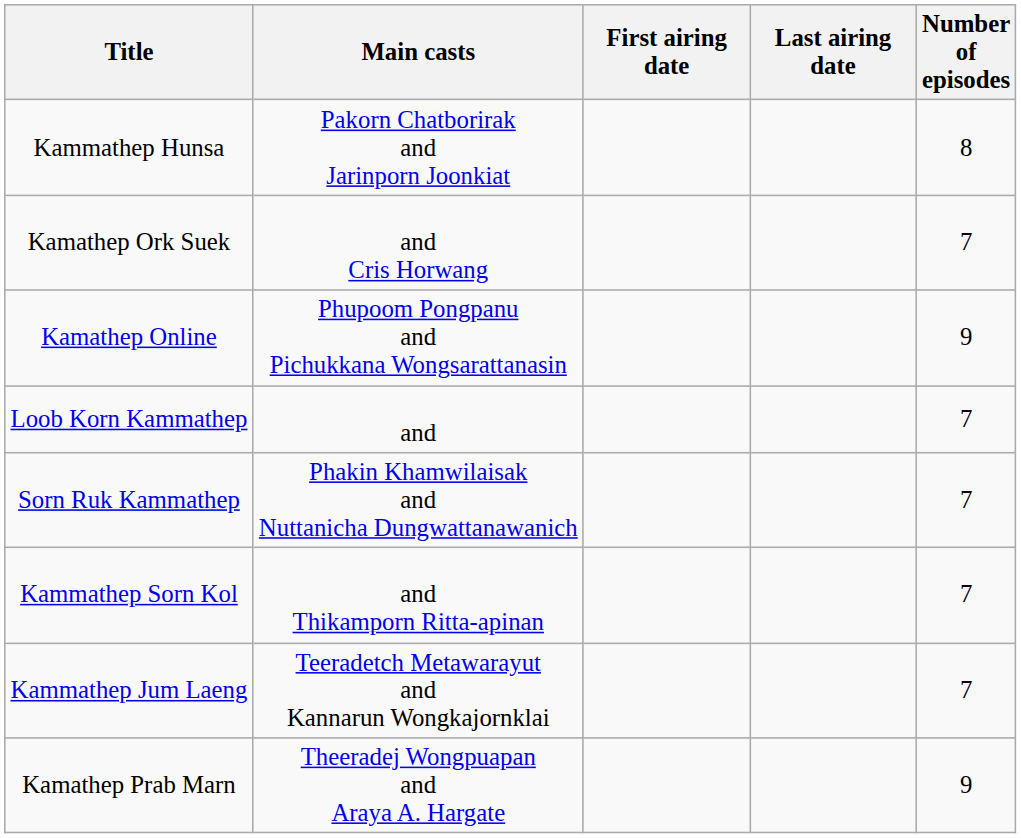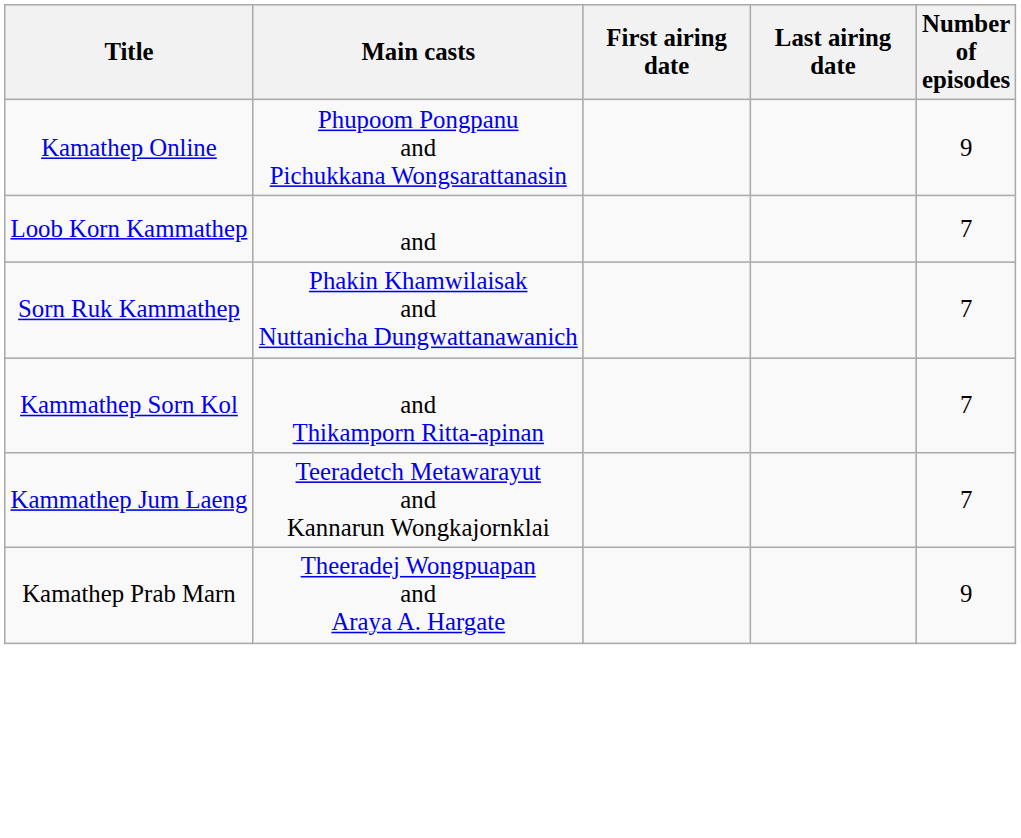- row: (129, 147)
- row: (129, 242)
